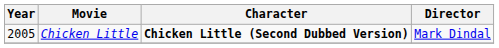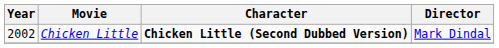(21, 33) 2005 -> (21, 33) 2002
